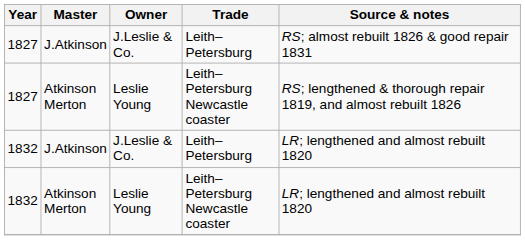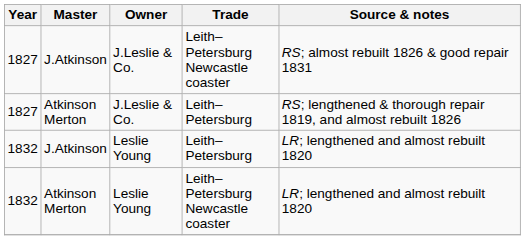(219, 44) Leith–Petersburg -> (219, 59) Leith–Petersburg Newcastle coaster
(132, 96) Leslie Young -> (143, 111) J.Leslie & Co.
(219, 96) Leith–Petersburg Newcastle coaster -> (219, 111) Leith–Petersburg
(143, 148) J.Leslie & Co. -> (132, 148) Leslie Young
